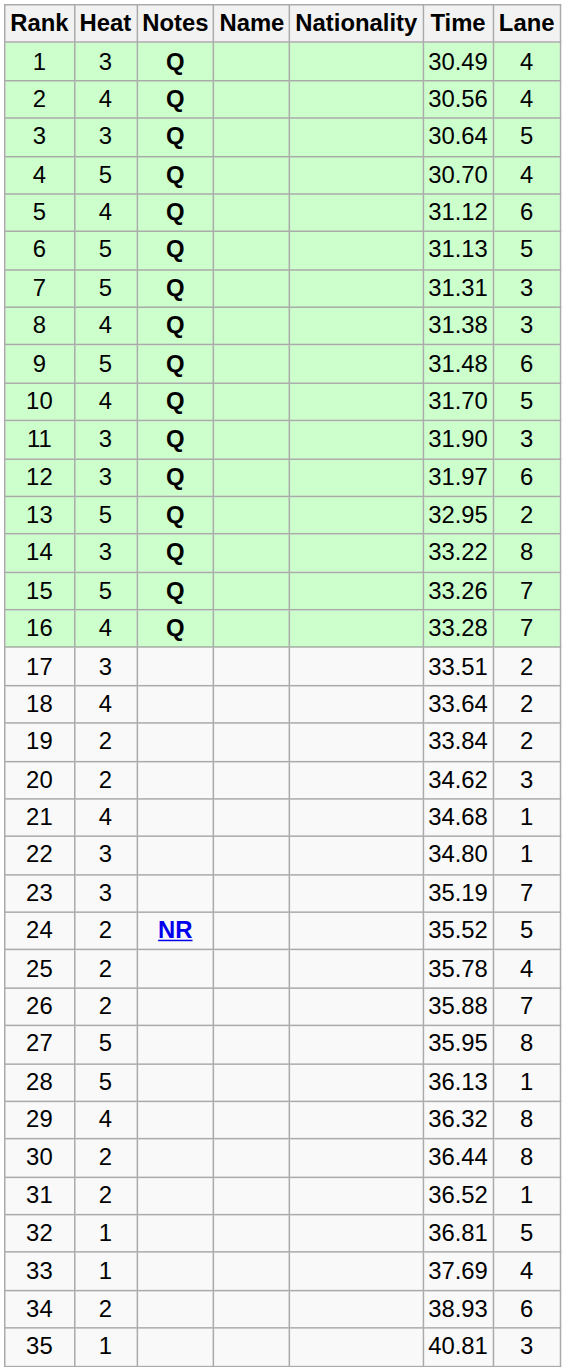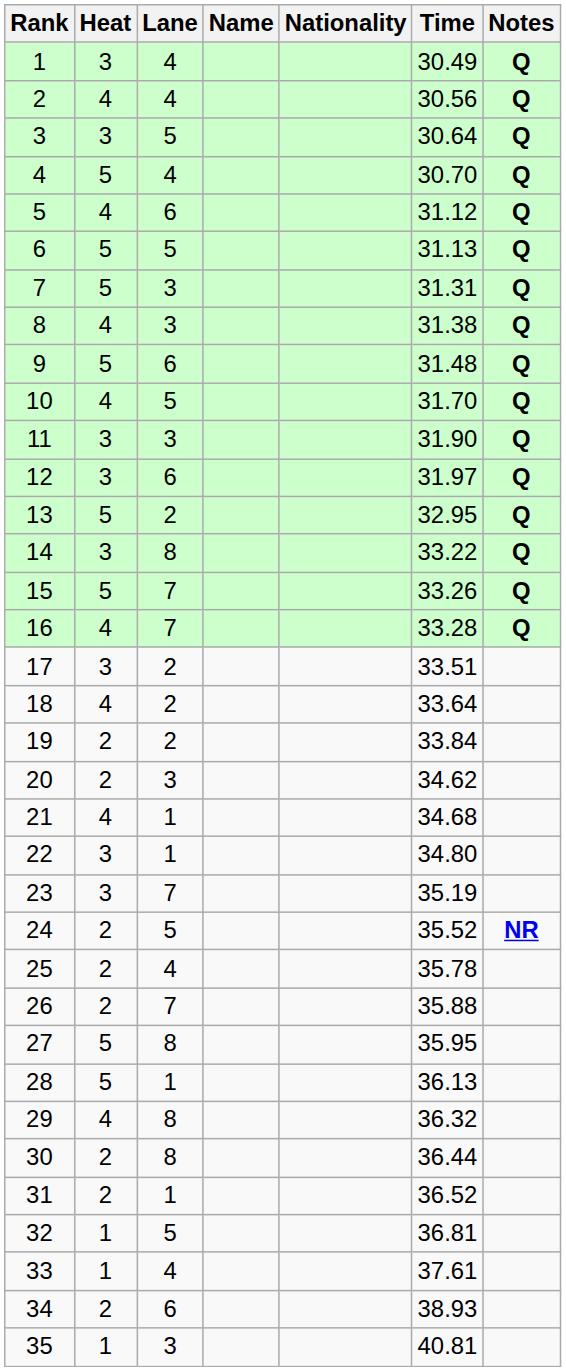columns swapped: (527, 23) <-> (175, 23)
(458, 1271) 37.69 -> (447, 1271) 37.61
